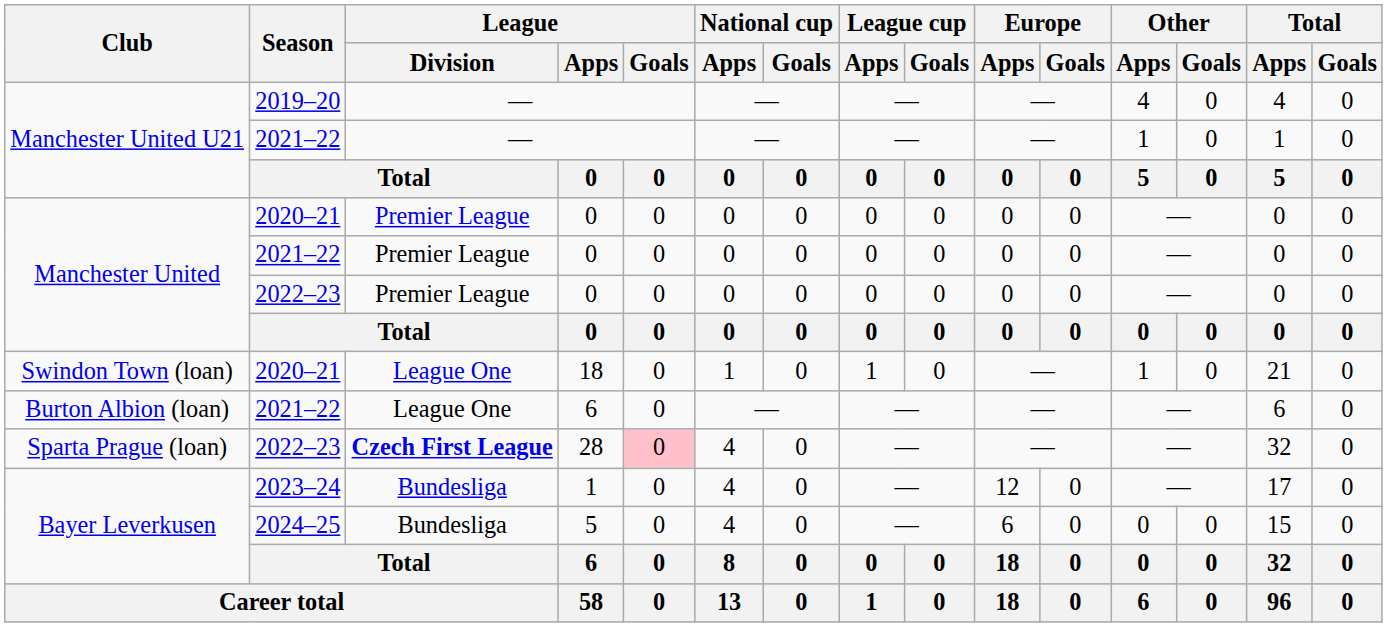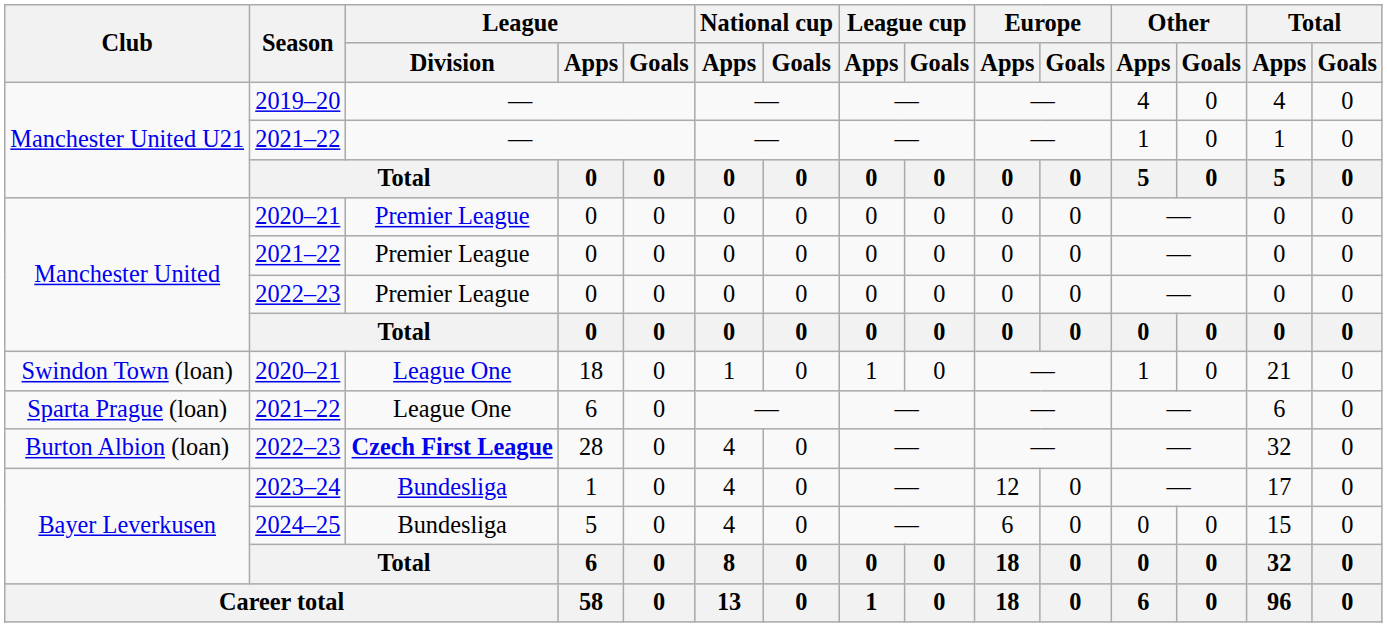(127, 409) Burton Albion (loan) -> (127, 409) Sparta Prague (loan)
(127, 448) Sparta Prague (loan) -> (127, 448) Burton Albion (loan)
(659, 448) pink background -> (659, 448) no background
